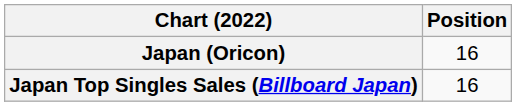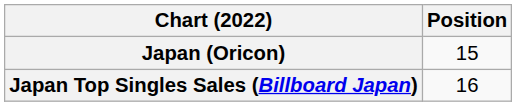(467, 52) 16 -> (467, 52) 15
